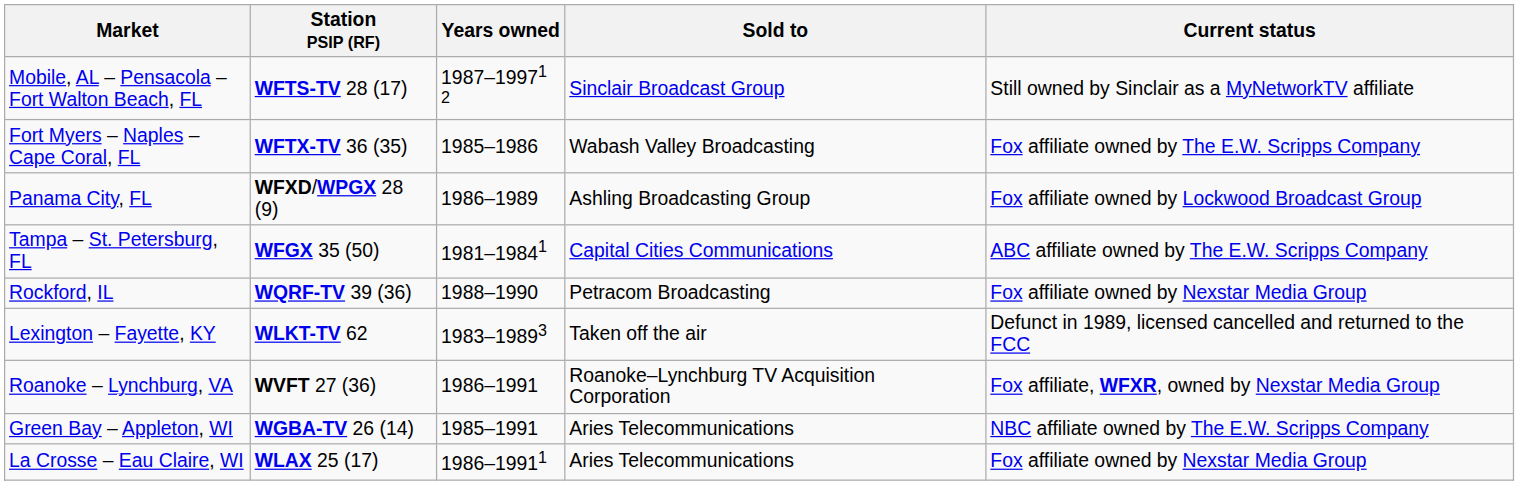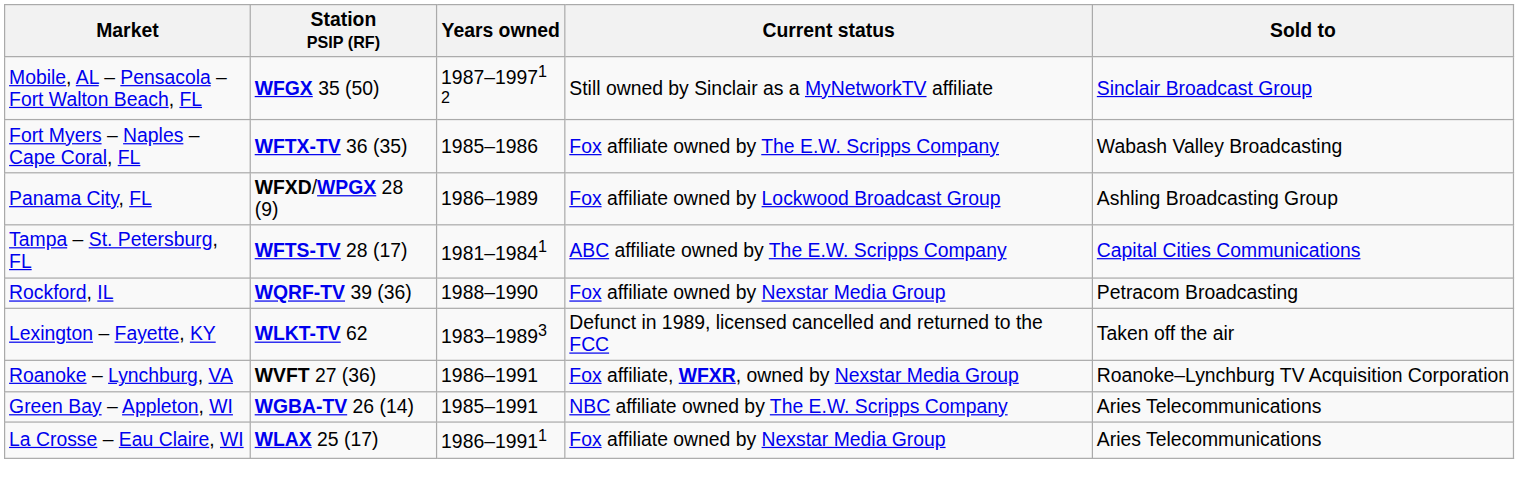columns swapped: (775, 30) <-> (1250, 30)
(331, 88) WFTS-TV 28 (17) -> (317, 88) WFGX 35 (50)
(317, 251) WFGX 35 (50) -> (331, 251) WFTS-TV 28 (17)
